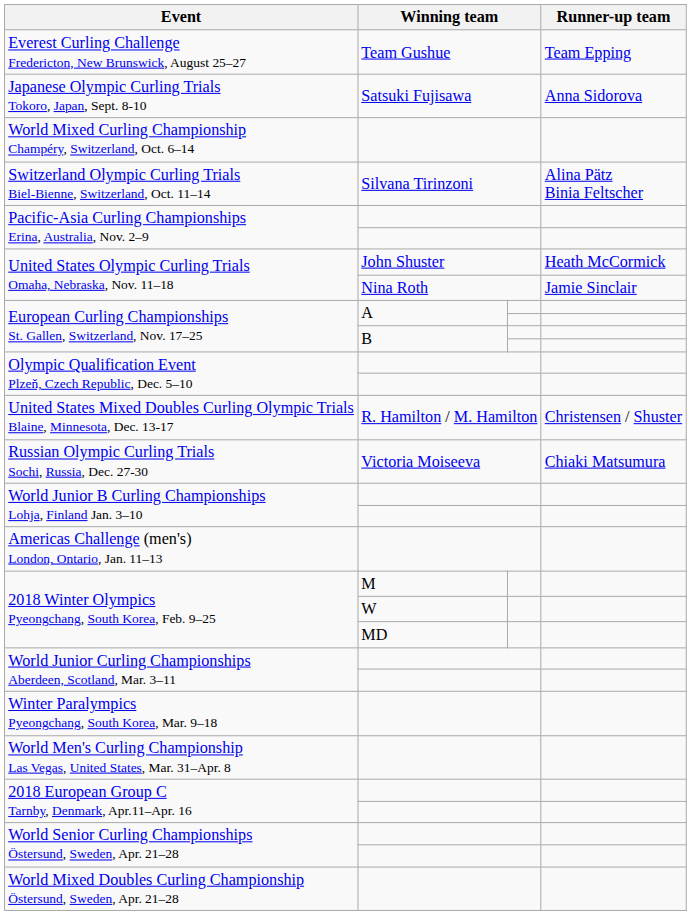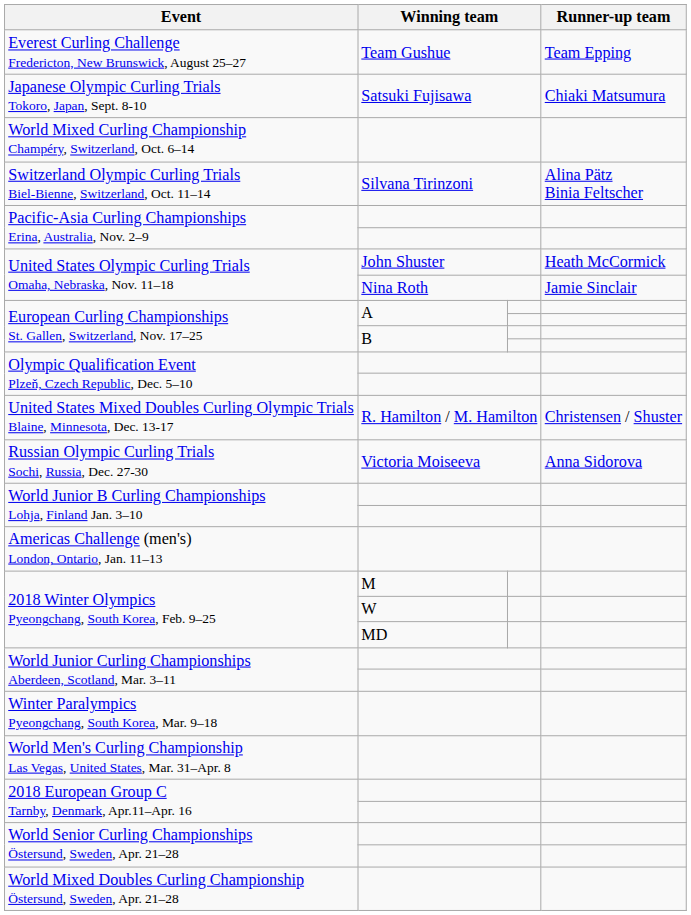(593, 95) Anna Sidorova -> (605, 95) Chiaki Matsumura
(605, 461) Chiaki Matsumura -> (593, 461) Anna Sidorova
